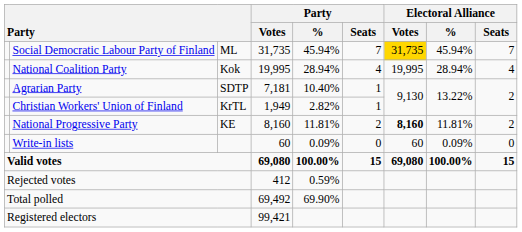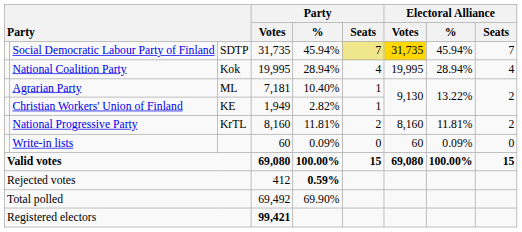(229, 50) ML -> (234, 50) SDTP
(378, 50) no background -> (378, 50) khaki background
(234, 87) SDTP -> (229, 87) ML
(233, 106) KrTL -> (228, 106) KE
(228, 124) KE -> (233, 124) KrTL
(410, 124) bold -> (410, 124) normal
(324, 180) normal -> (323, 180) bold
(274, 217) normal -> (274, 217) bold
